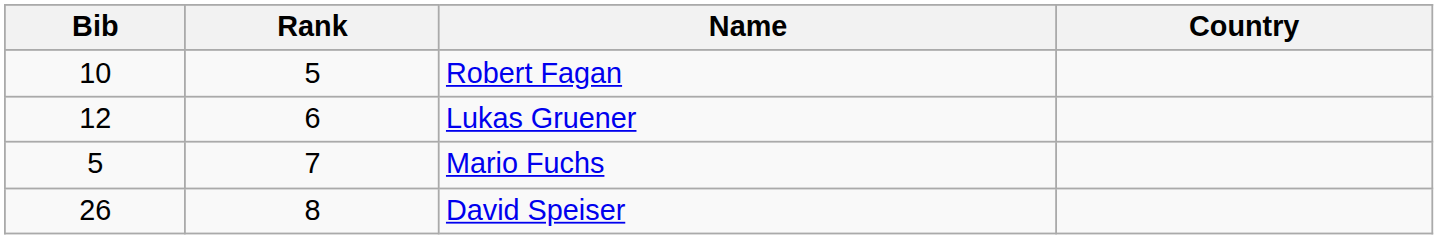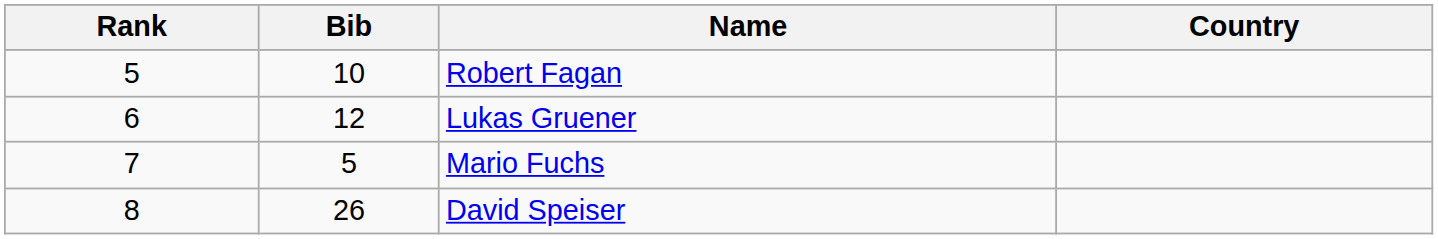columns swapped: (313, 27) <-> (95, 27)
